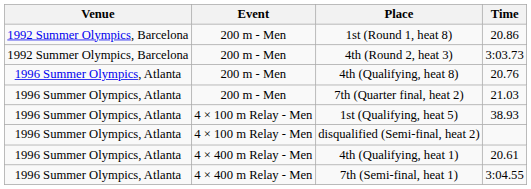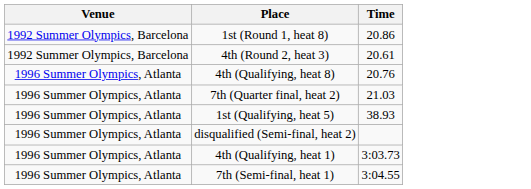- column: (253, 14)
(505, 54) 3:03.73 -> (381, 54) 20.61
(505, 154) 20.61 -> (381, 154) 3:03.73
